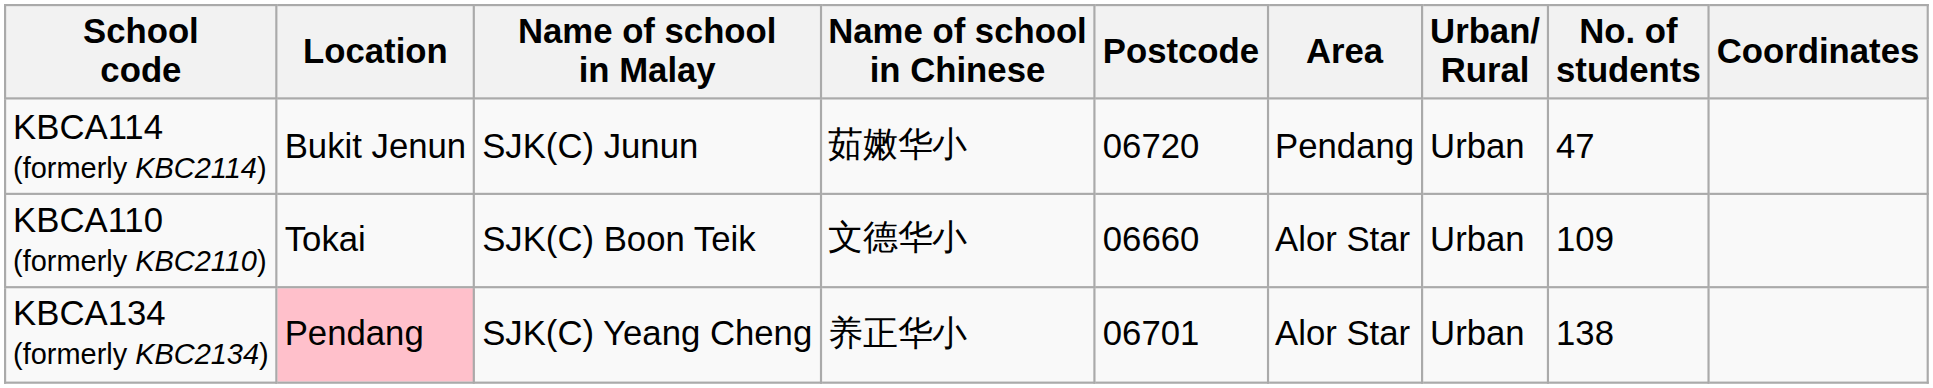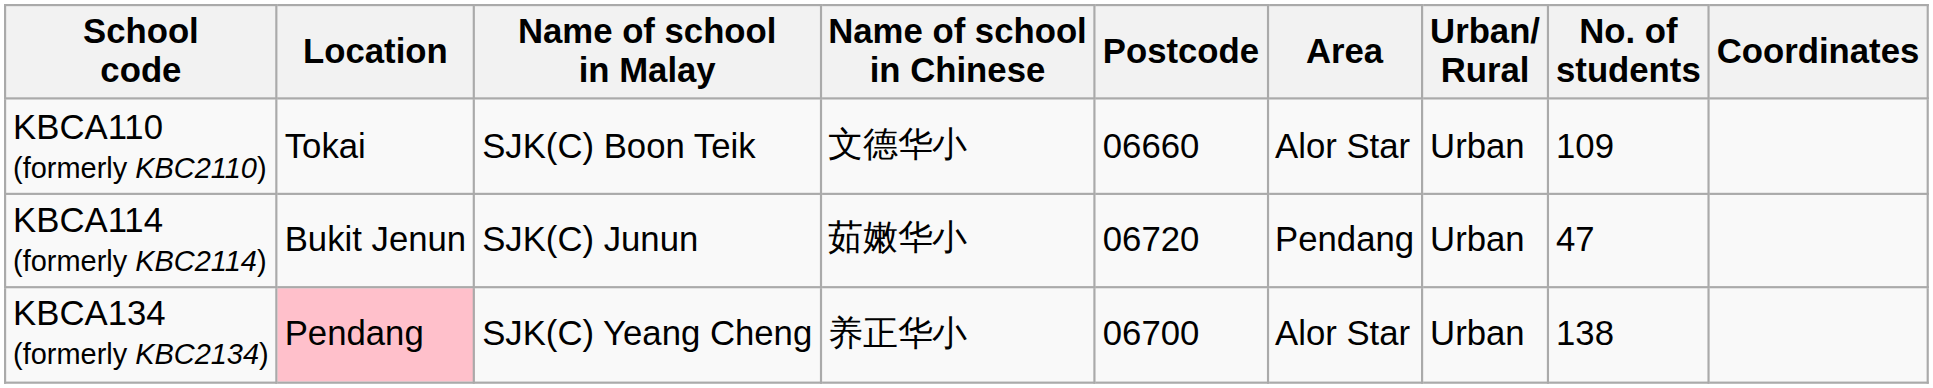rows swapped: (140, 239) <-> (140, 145)
(1151, 333) 06701 -> (1151, 333) 06700
